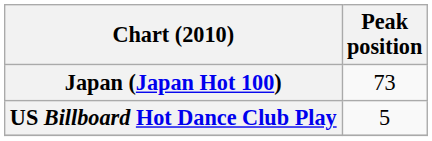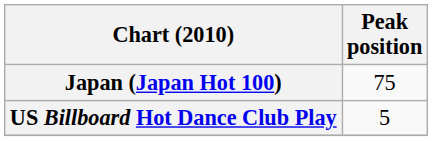(385, 82) 73 -> (385, 82) 75
